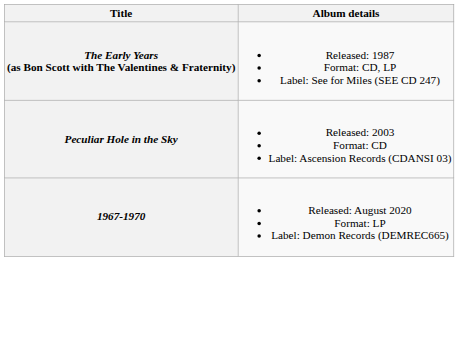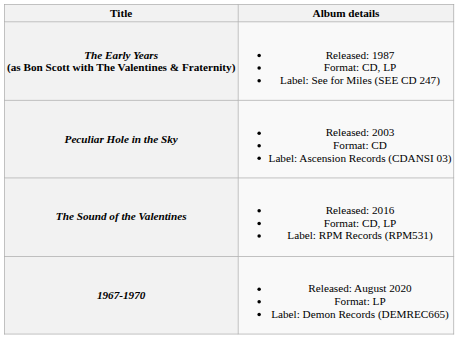+ row: (121, 217)
